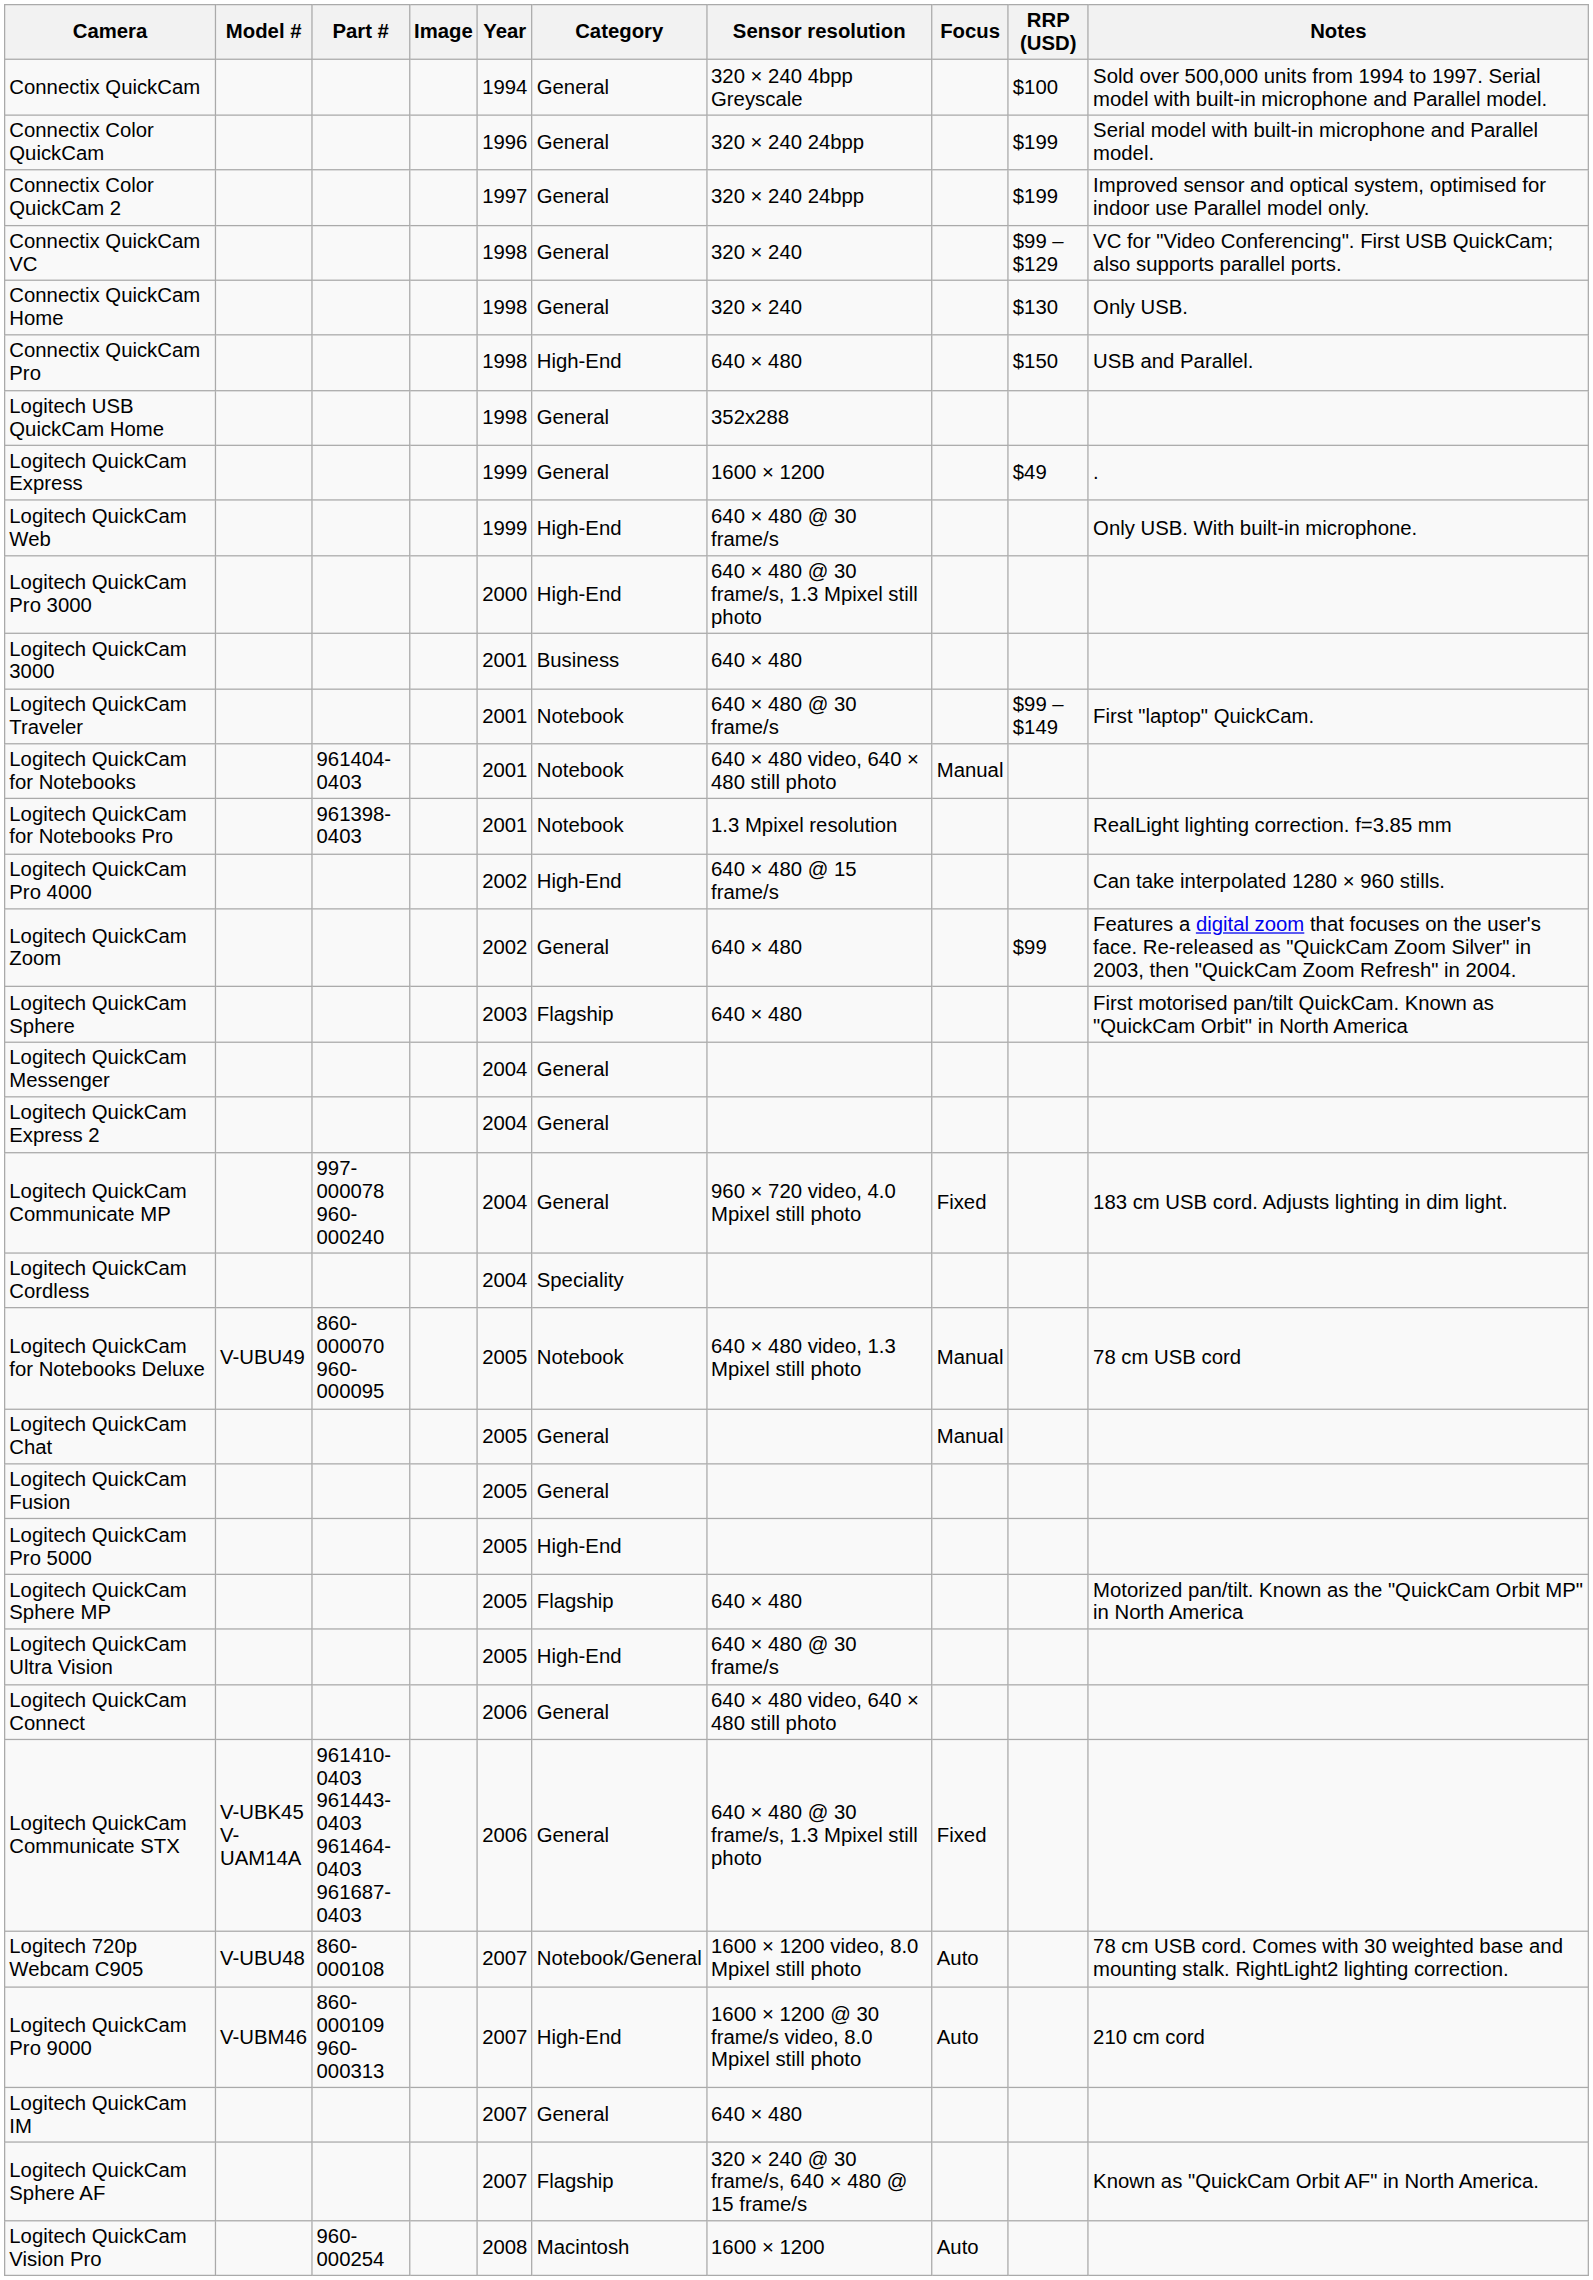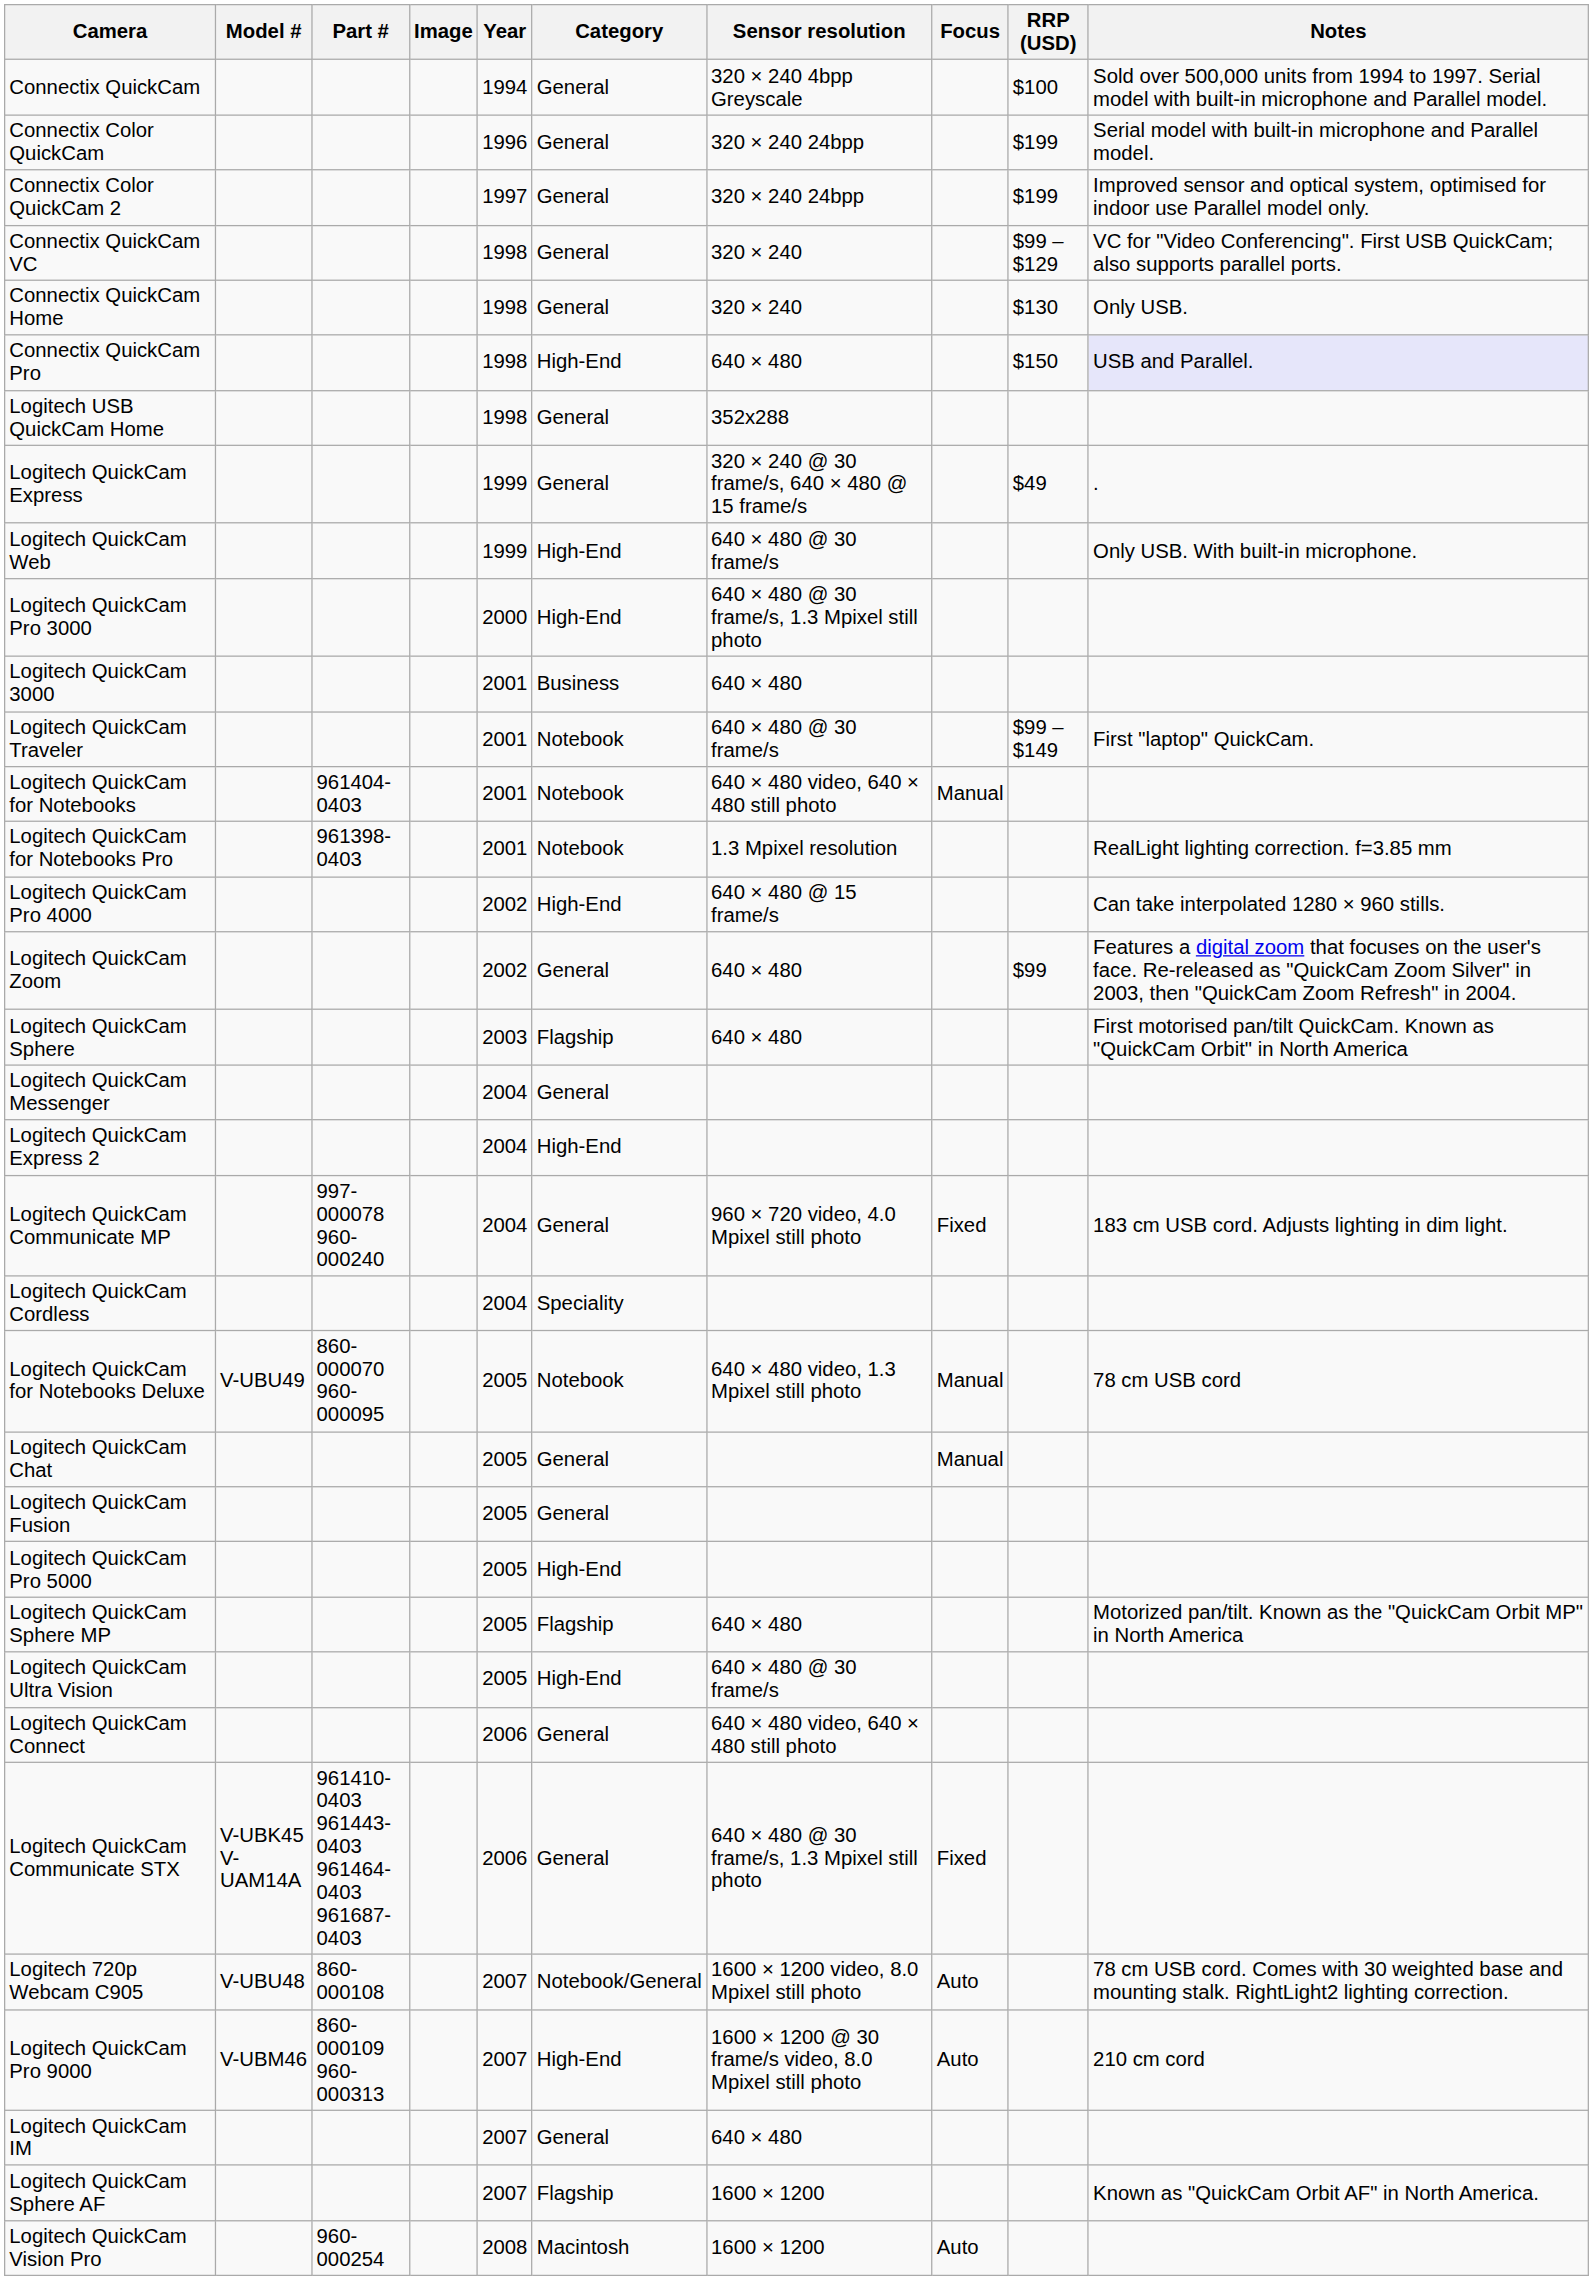(1173, 362) no background -> (1173, 362) lavender background
(768, 472) 1600 × 1200 -> (809, 484) 320 × 240 @ 30 frame/s, 640 × 480 @ 15 frame/s
(573, 1124) General -> (579, 1147) High-End
(809, 2181) 320 × 240 @ 30 frame/s, 640 × 480 @ 15 frame/s -> (768, 2192) 1600 × 1200
